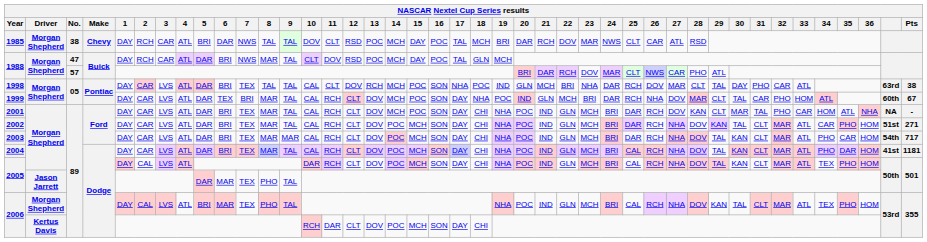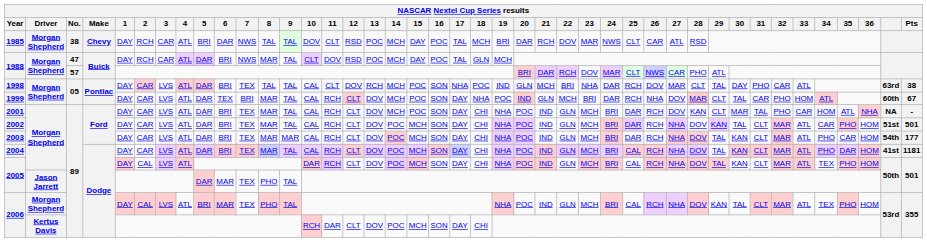(912, 125) 271 -> (912, 125) 501
(912, 138) 717 -> (912, 138) 177
